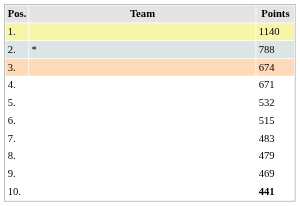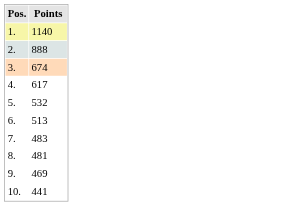- column: (143, 14)
(267, 49) 788 -> (40, 49) 888
(267, 85) 671 -> (40, 85) 617
(267, 120) 515 -> (40, 120) 513
(267, 156) 479 -> (40, 156) 481
(267, 191) bold -> (40, 191) normal
